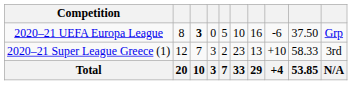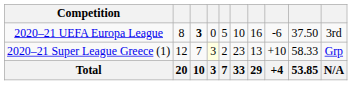(334, 32) Grp -> (334, 32) 3rd
(213, 51) no background -> (213, 51) lightyellow background
(334, 51) 3rd -> (334, 51) Grp
